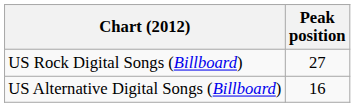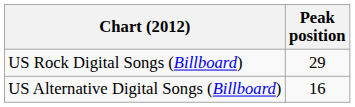(317, 62) 27 -> (317, 62) 29
